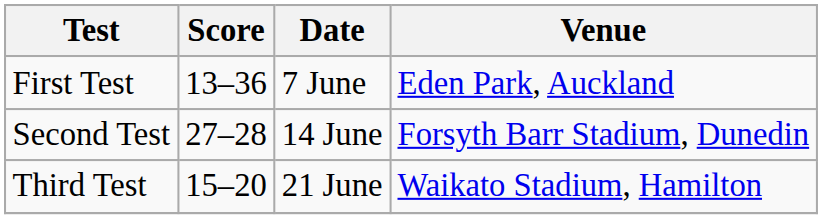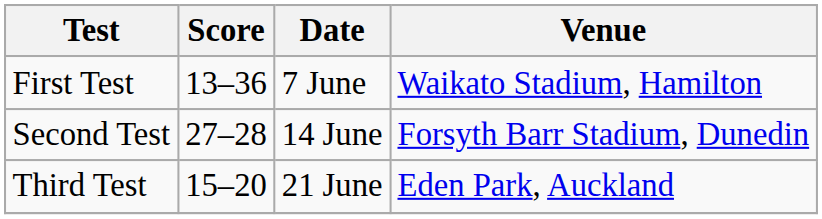(536, 82) Eden Park, Auckland -> (580, 82) Waikato Stadium, Hamilton
(580, 185) Waikato Stadium, Hamilton -> (536, 185) Eden Park, Auckland
